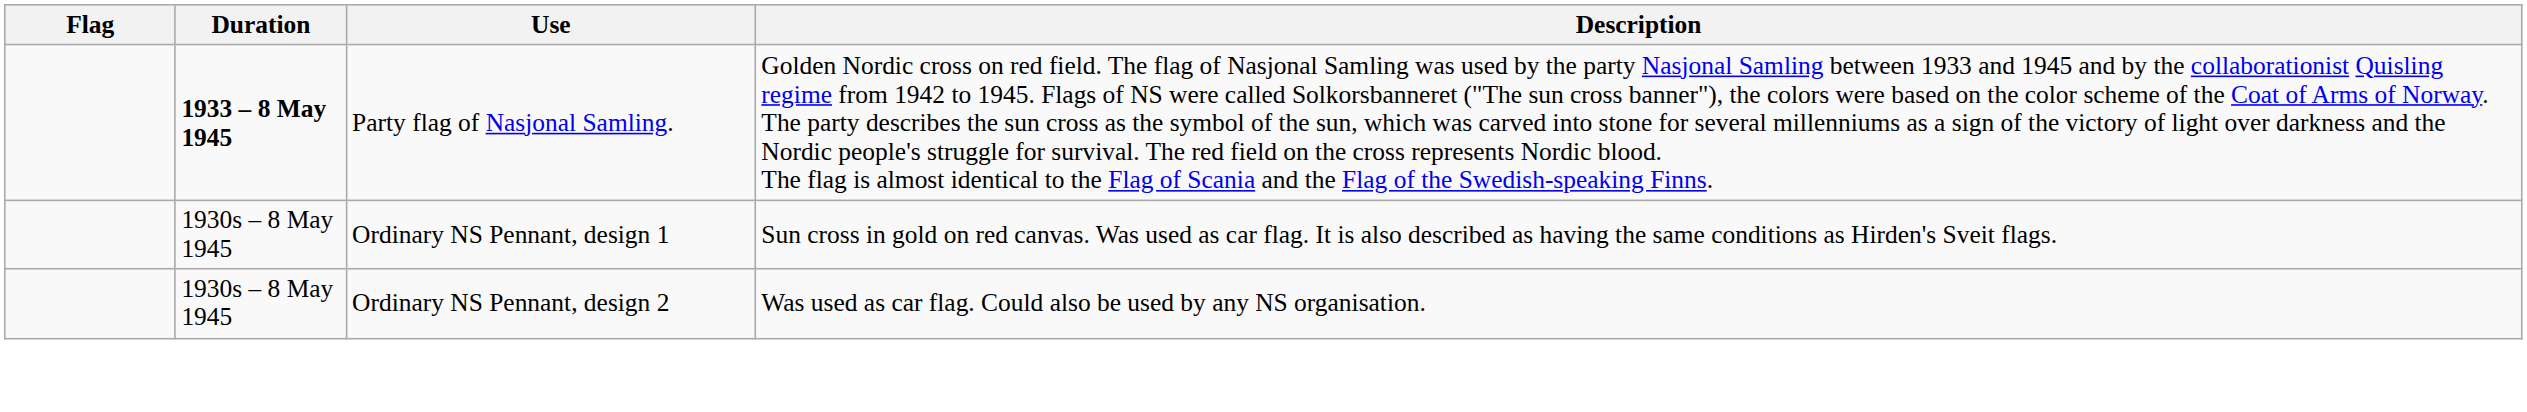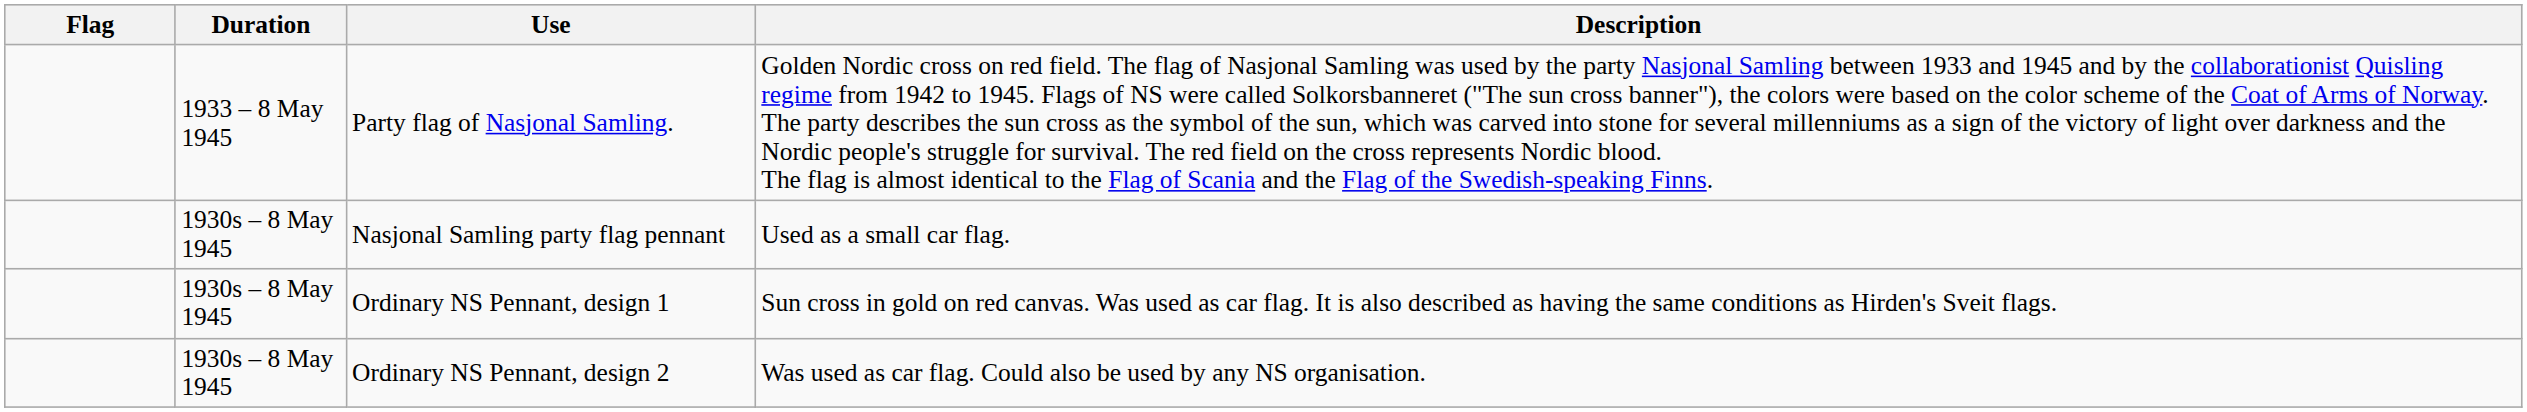(254, 122) bold -> (252, 122) normal
+ row: (539, 234)
